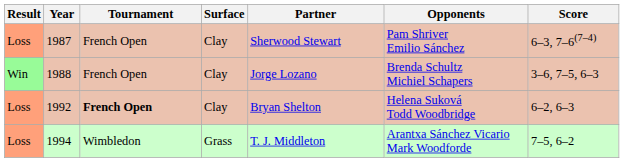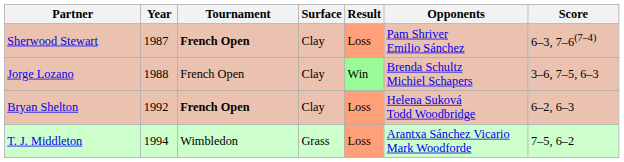columns swapped: (24, 14) <-> (316, 14)
(115, 40) normal -> (215, 40) bold
